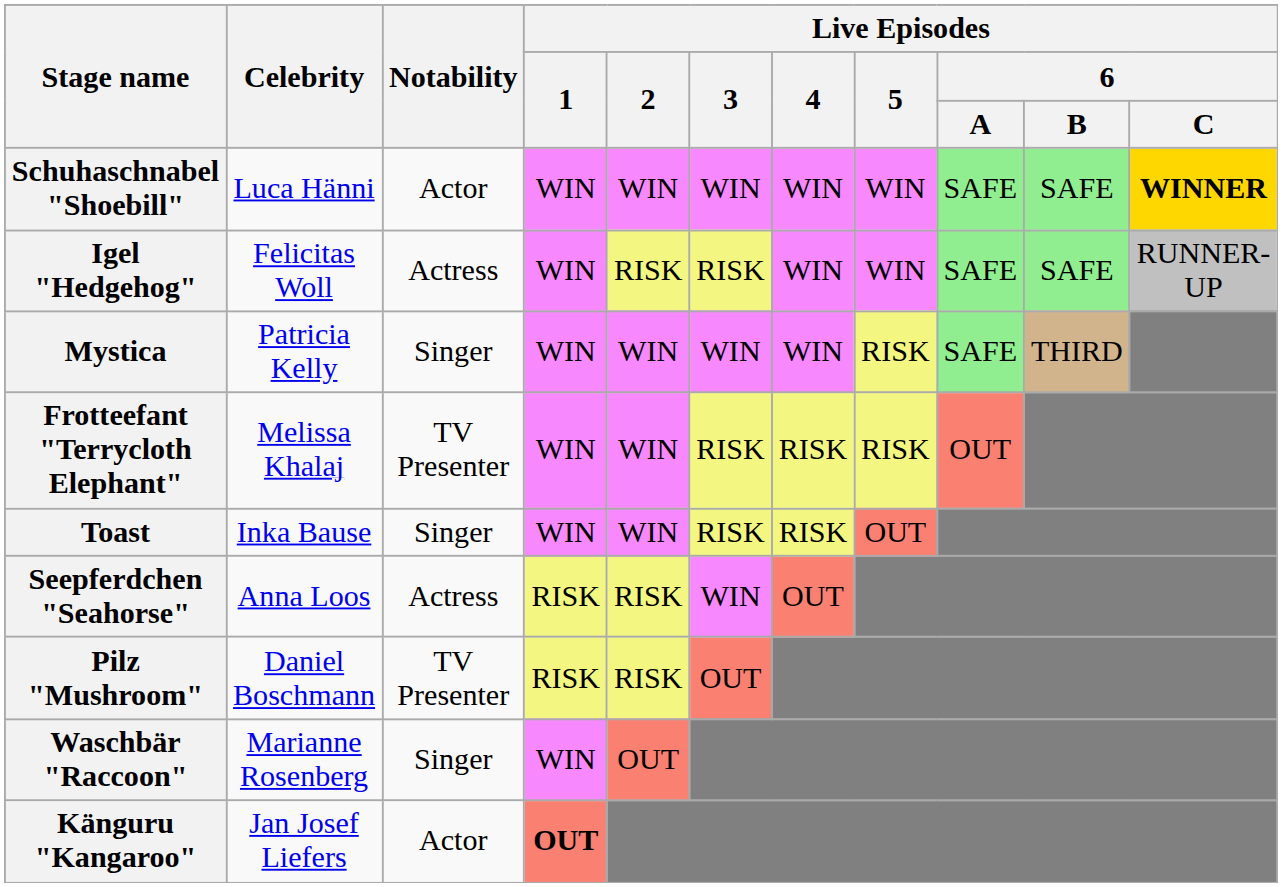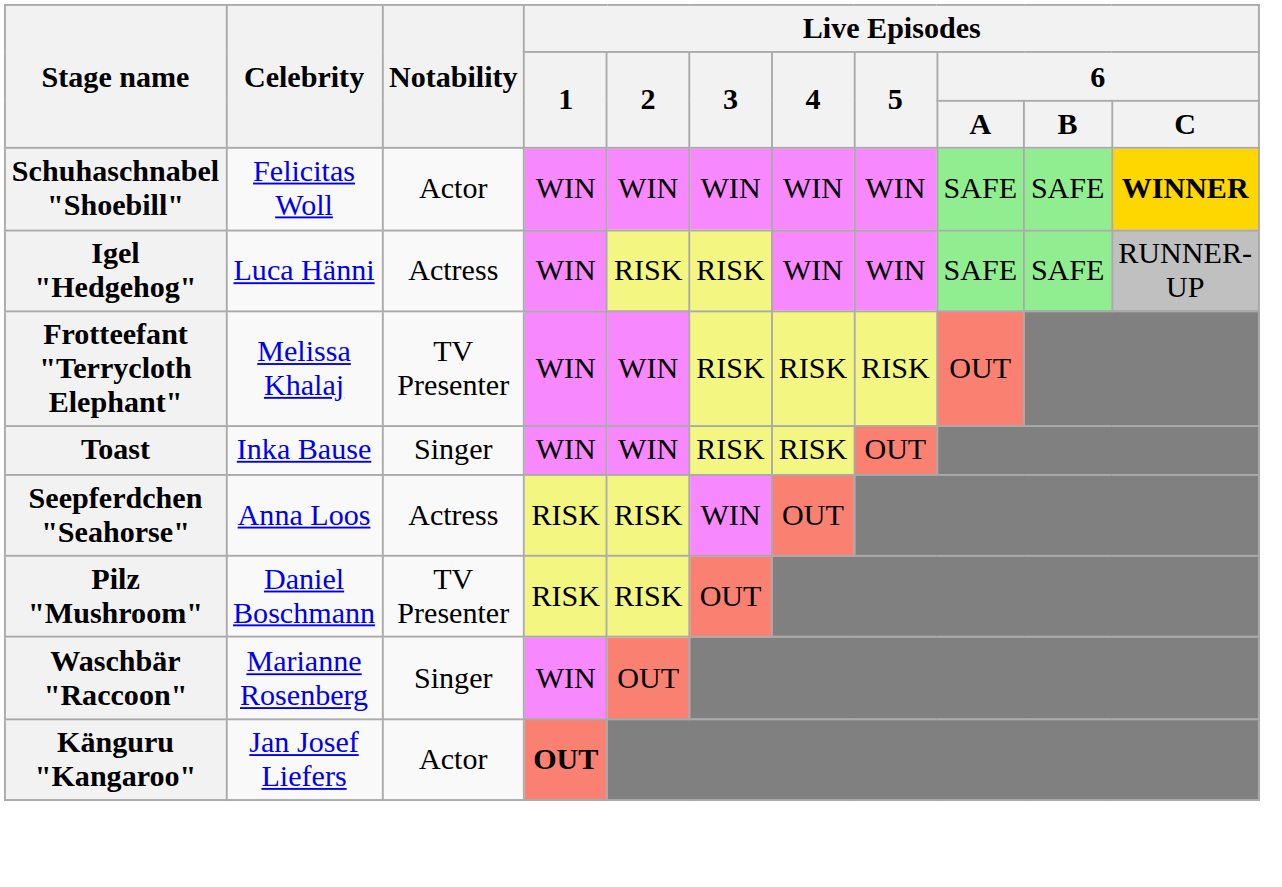(304, 188) Luca Hänni -> (304, 188) Felicitas Woll
(304, 269) Felicitas Woll -> (304, 269) Luca Hänni
- row: (116, 351)
